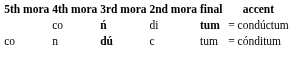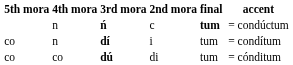(58, 25) co -> (55, 25) n
(154, 25) di -> (152, 25) c
+ row: (105, 41)
(55, 41) n -> (58, 57) co
(152, 41) c -> (154, 57) di
